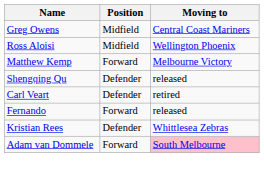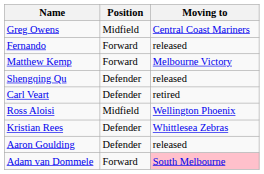rows swapped: (31, 45) <-> (26, 111)
+ row: (41, 144)
